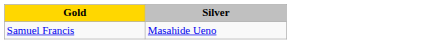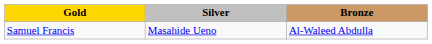+ column: (357, 13)
